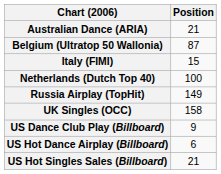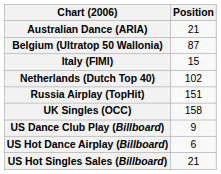(193, 78) 100 -> (193, 78) 102
(193, 95) 149 -> (193, 95) 151
